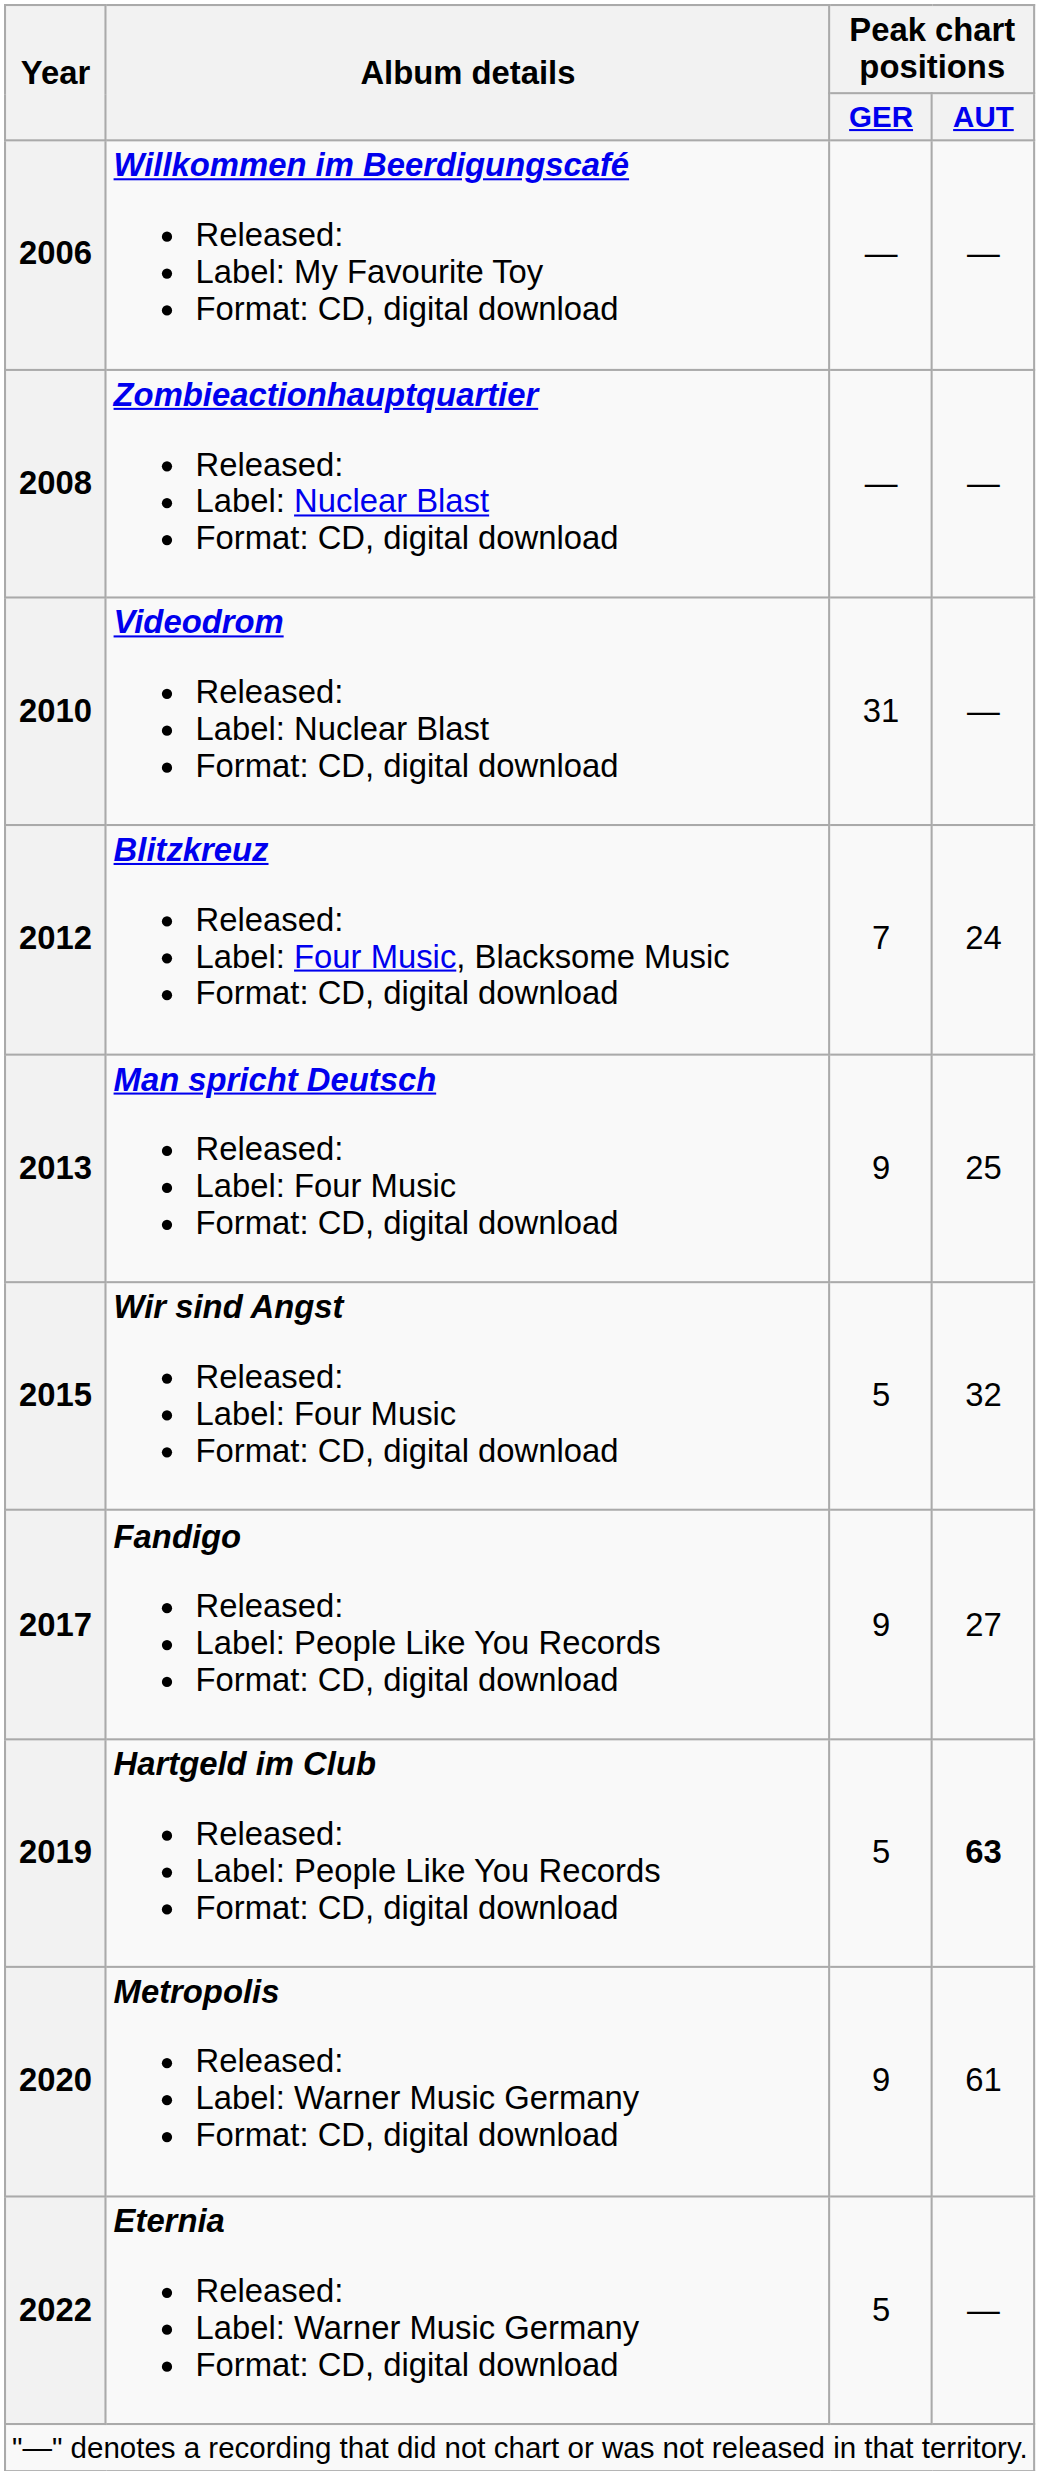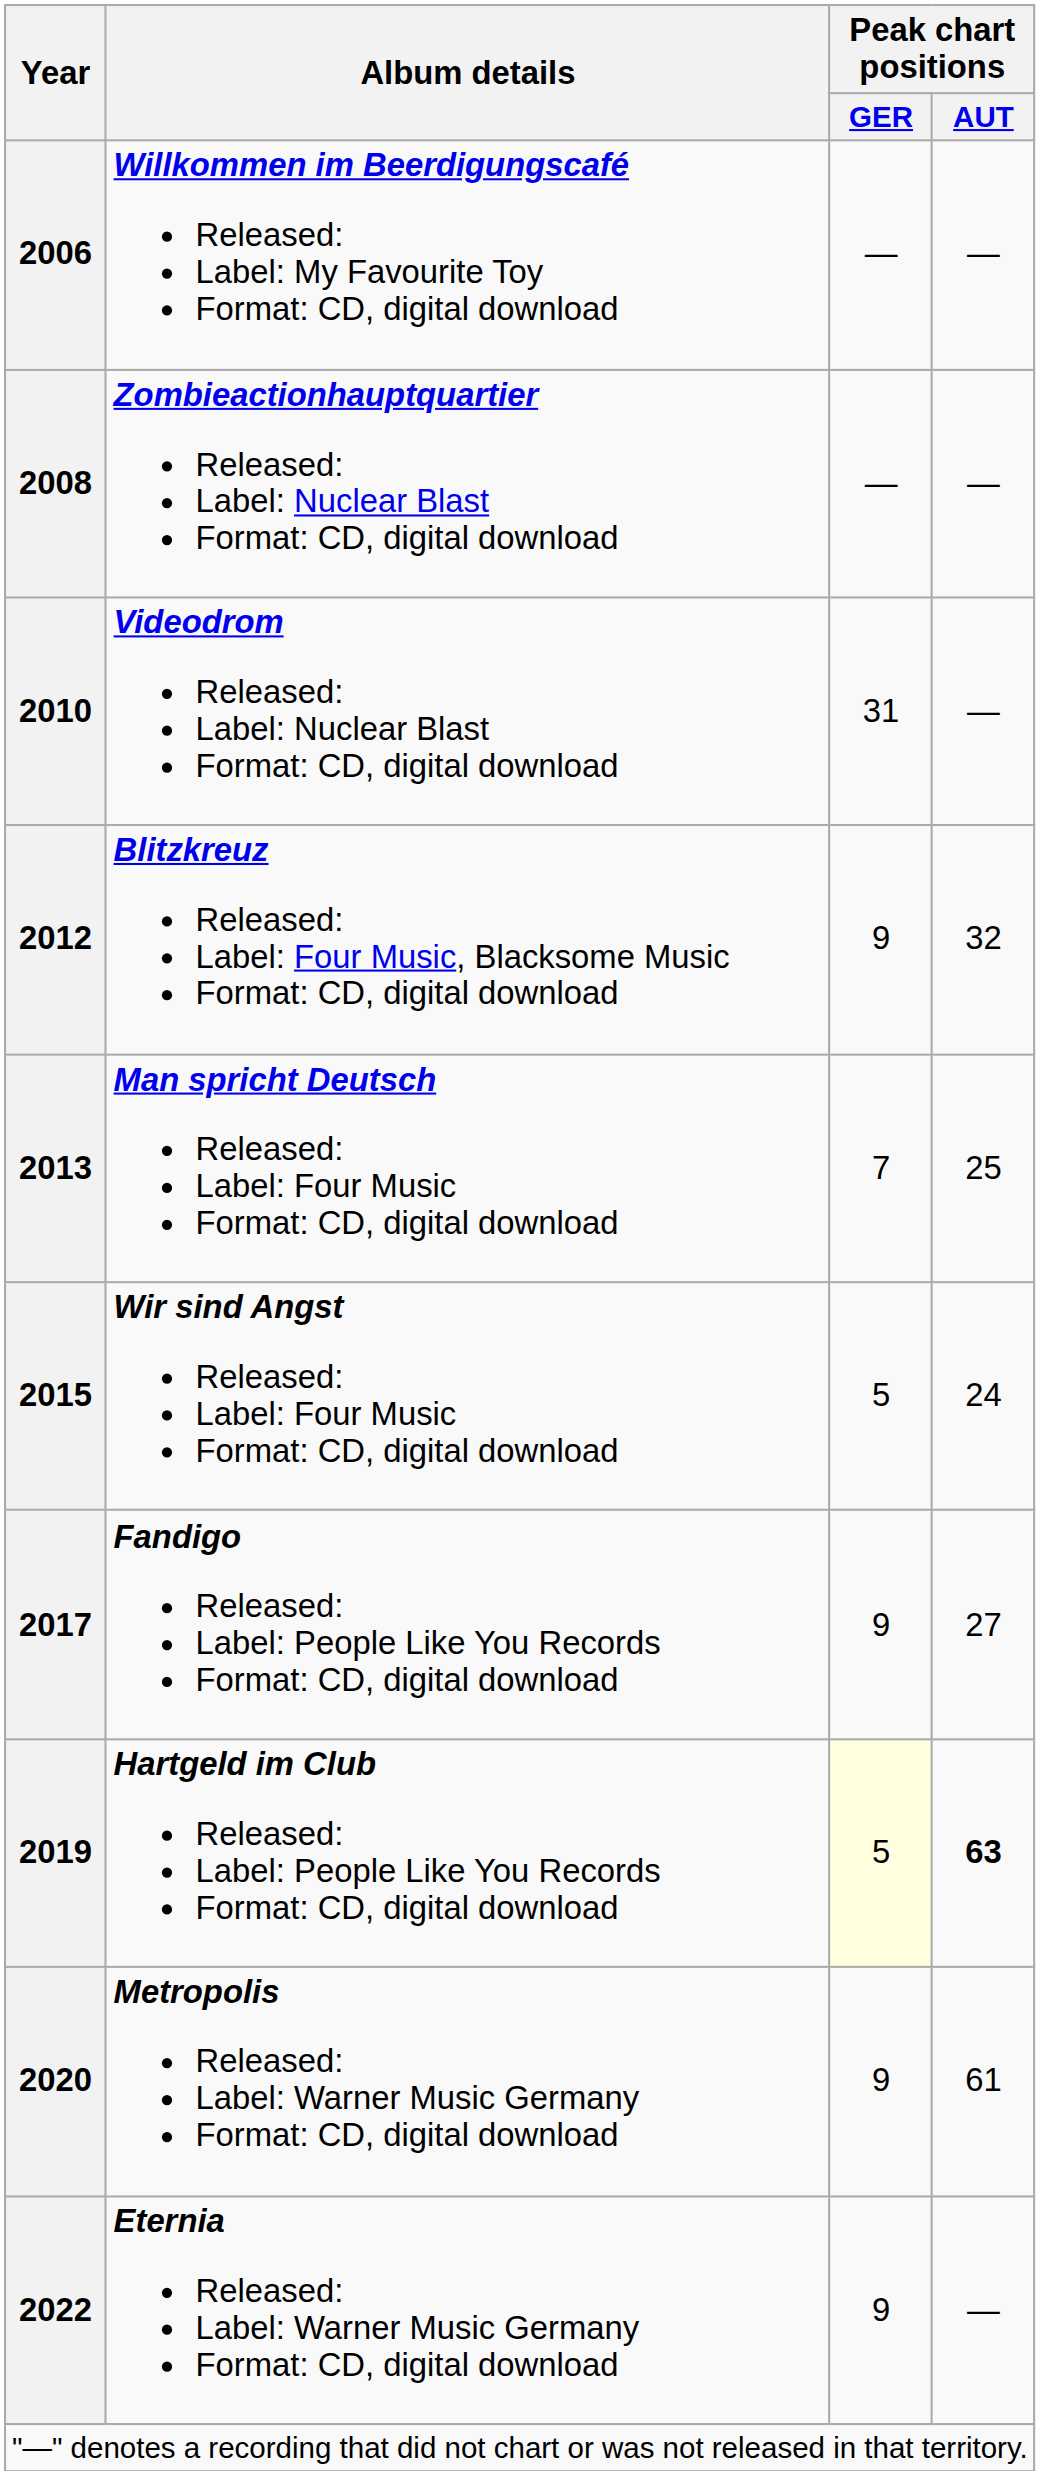(881, 939) 7 -> (881, 939) 9
(983, 939) 24 -> (983, 939) 32
(881, 1167) 9 -> (881, 1167) 7
(983, 1395) 32 -> (983, 1395) 24
(881, 1852) no background -> (881, 1852) lightyellow background
(881, 2309) 5 -> (881, 2309) 9
